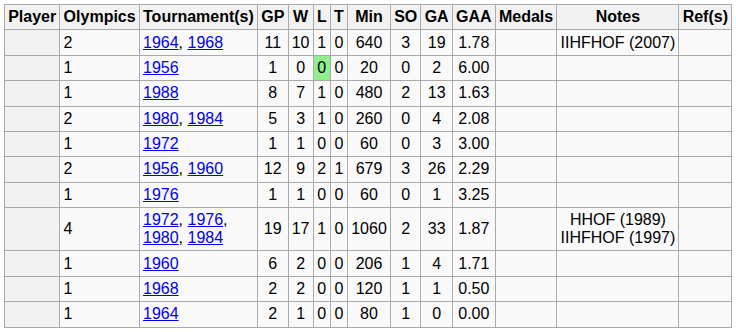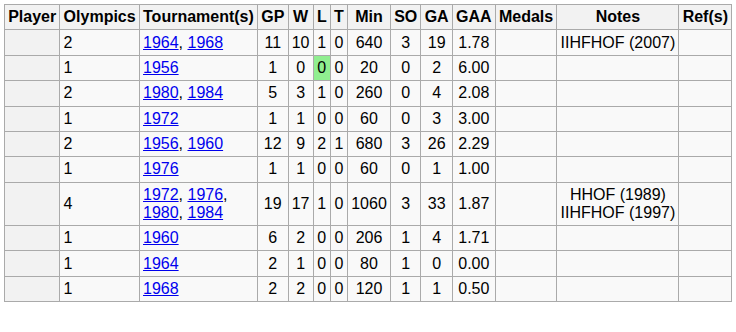- row: (161, 93)
(369, 169) 679 -> (369, 144) 680
(474, 194) 3.25 -> (474, 169) 1.00
(406, 229) 2 -> (406, 203) 3
rows swapped: (161, 314) <-> (161, 288)
